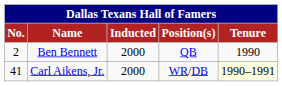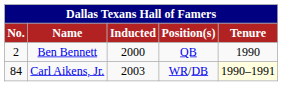(16, 71) 41 -> (16, 71) 84
(133, 71) 2000 -> (133, 71) 2003
